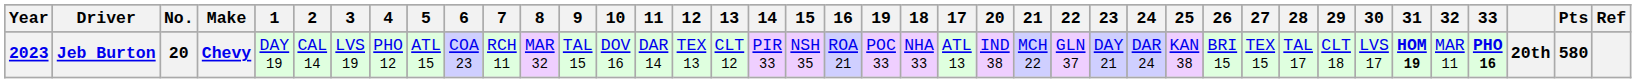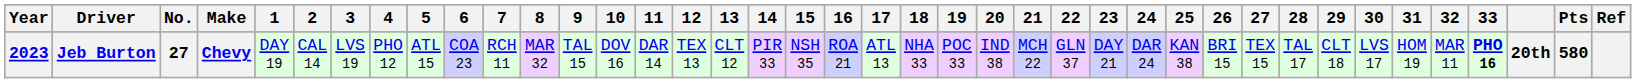columns swapped: (957, 18) <-> (881, 18)
(179, 54) 20 -> (179, 54) 27
(1412, 54) bold -> (1412, 53) normal
